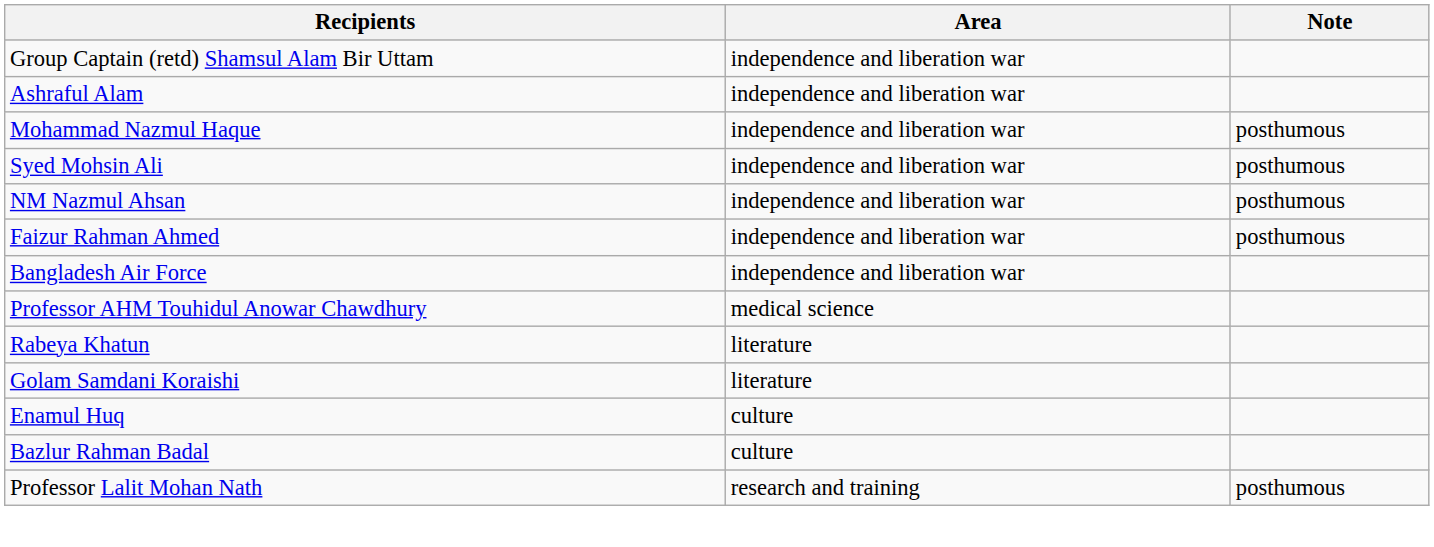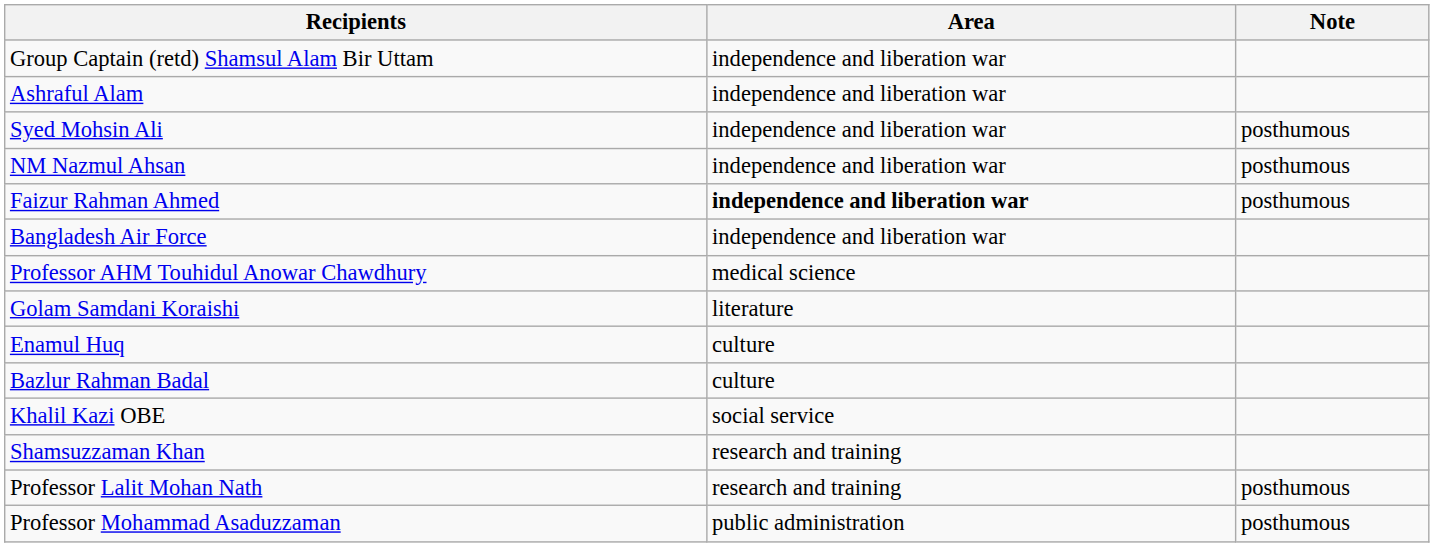- row: (135, 129)
(878, 237) normal -> (870, 201) bold
- row: (80, 344)
+ row: (88, 415)
+ row: (107, 451)
+ row: (175, 523)
